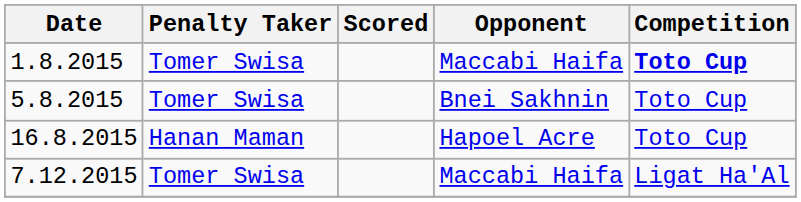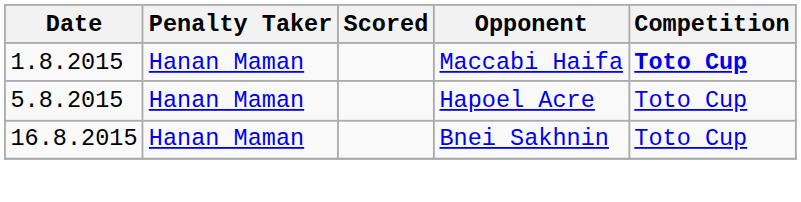(226, 62) Tomer Swisa -> (226, 62) Hanan Maman
(226, 101) Tomer Swisa -> (226, 101) Hanan Maman
(524, 101) Bnei Sakhnin -> (517, 101) Hapoel Acre
(517, 139) Hapoel Acre -> (524, 139) Bnei Sakhnin
- row: (74, 177)
